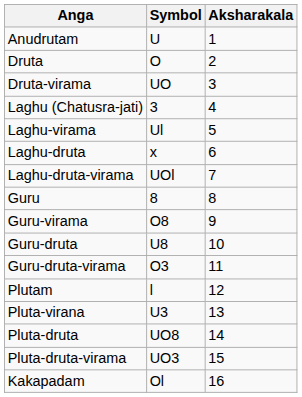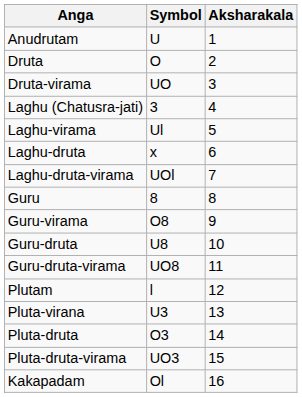(159, 267) O3 -> (164, 267) UO8
(164, 335) UO8 -> (159, 335) O3
